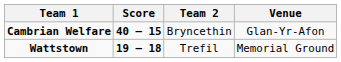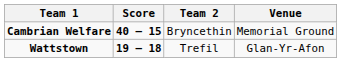(286, 31) Glan-Yr-Afon -> (286, 31) Memorial Ground
(286, 48) Memorial Ground -> (286, 48) Glan-Yr-Afon
